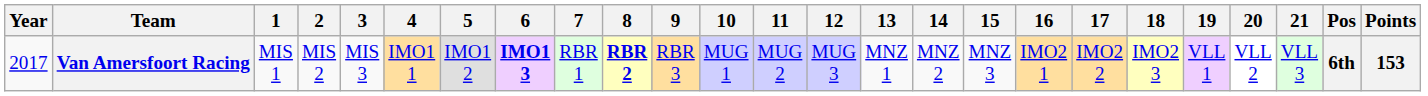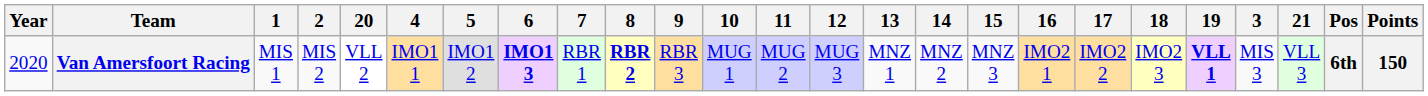columns swapped: (362, 19) <-> (1253, 19)
(28, 62) 2017 -> (28, 62) 2020
(1207, 62) normal -> (1211, 62) bold
(1391, 62) 153 -> (1393, 62) 150
